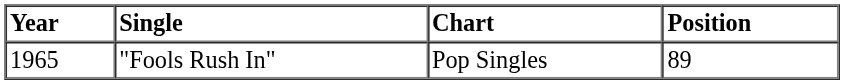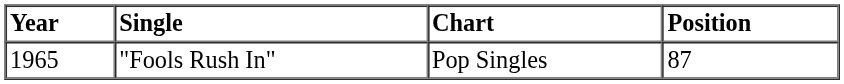(680, 59) 89 -> (680, 59) 87
